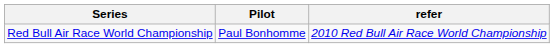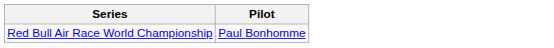- column: (429, 14)
